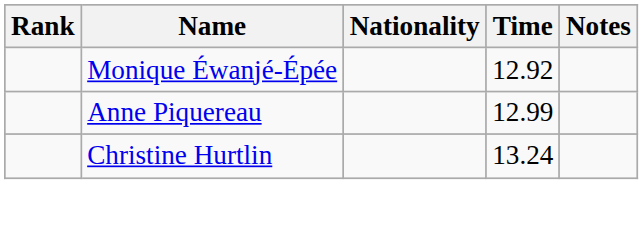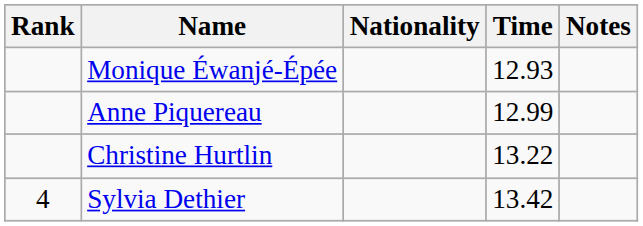(523, 69) 12.92 -> (523, 69) 12.93
(523, 155) 13.24 -> (523, 155) 13.22
+ row: (166, 198)
